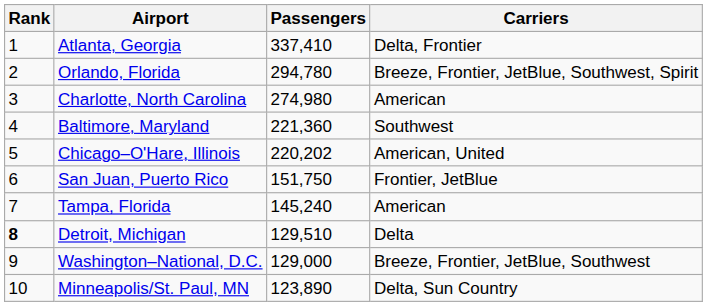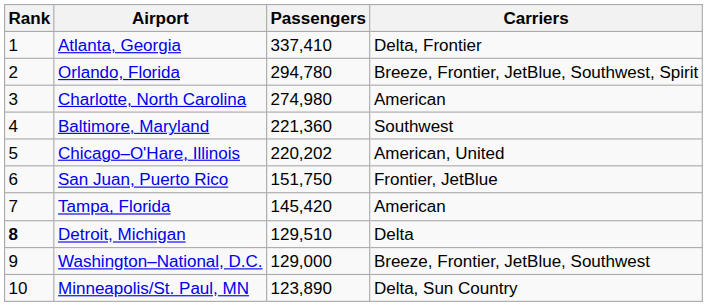(301, 207) 145,240 -> (301, 207) 145,420
